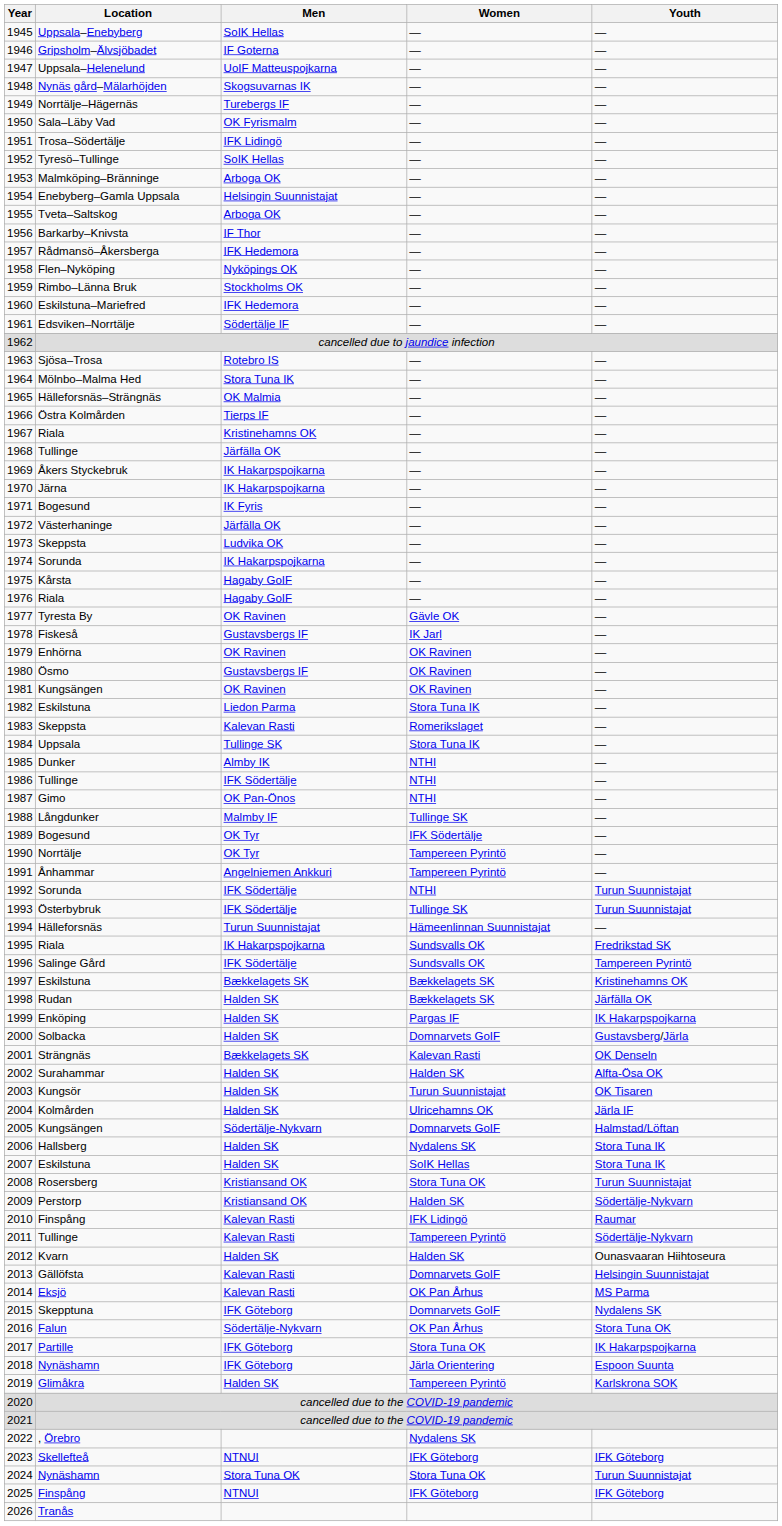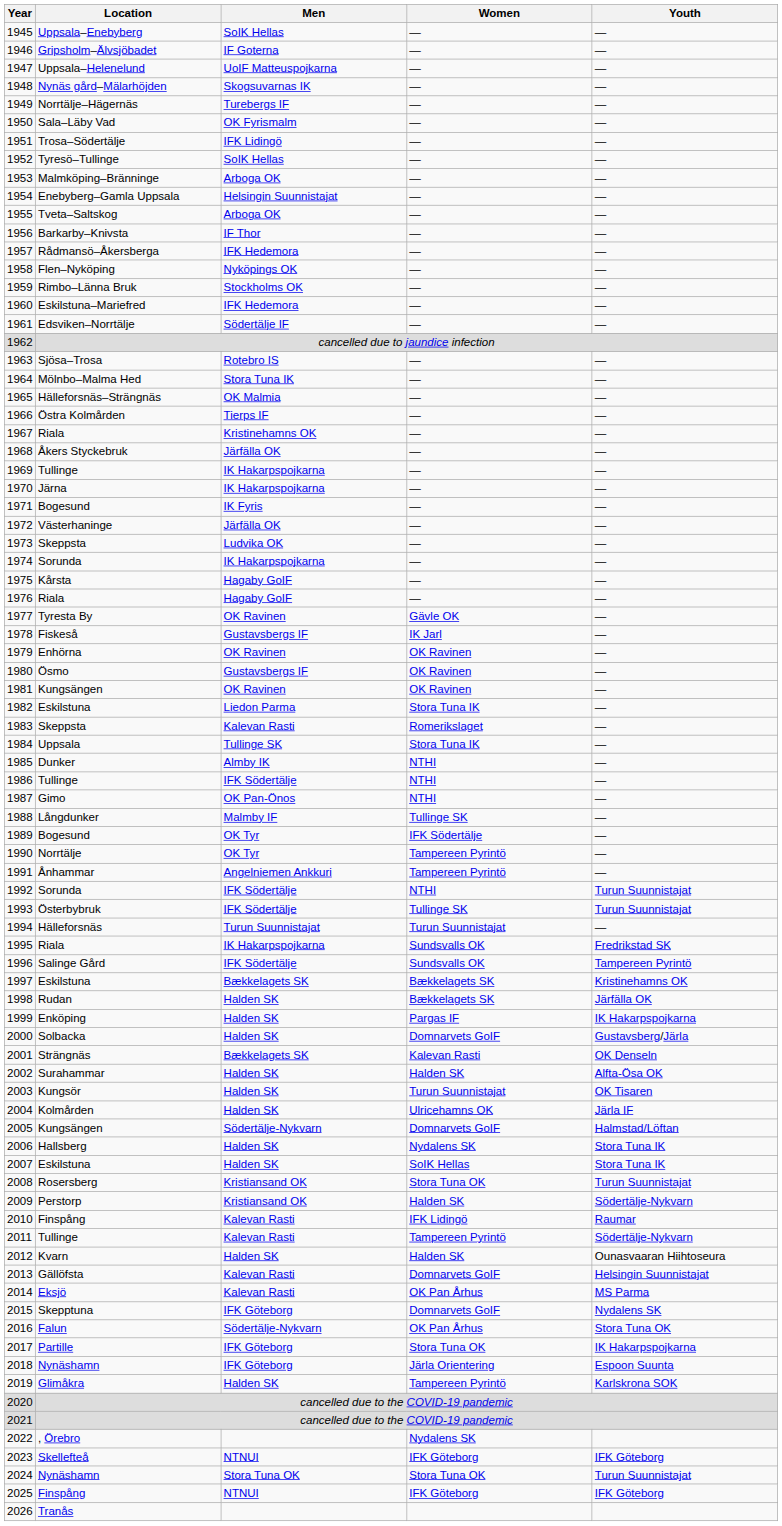(58, 452) Tullinge -> (83, 452) Åkers Styckebruk
(83, 470) Åkers Styckebruk -> (58, 470) Tullinge
(480, 927) Hämeenlinnan Suunnistajat -> (457, 927) Turun Suunnistajat
